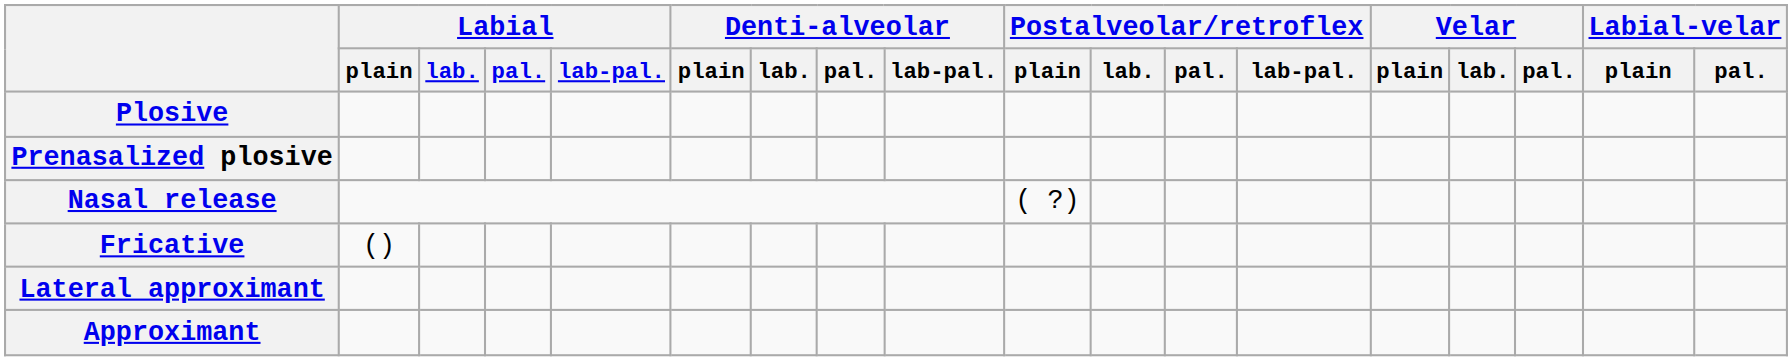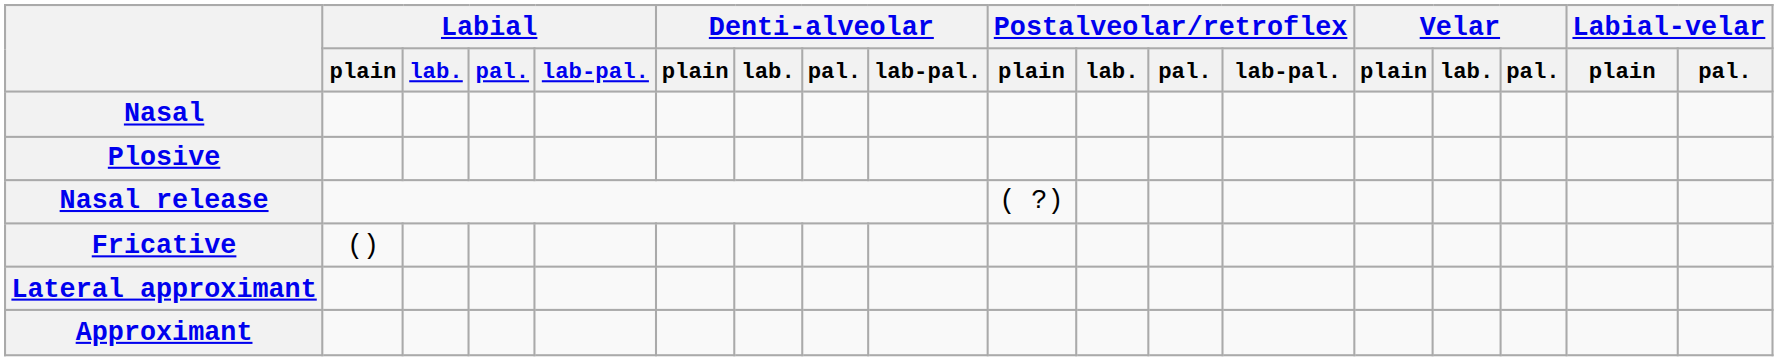+ row: (164, 114)
- row: (172, 158)
